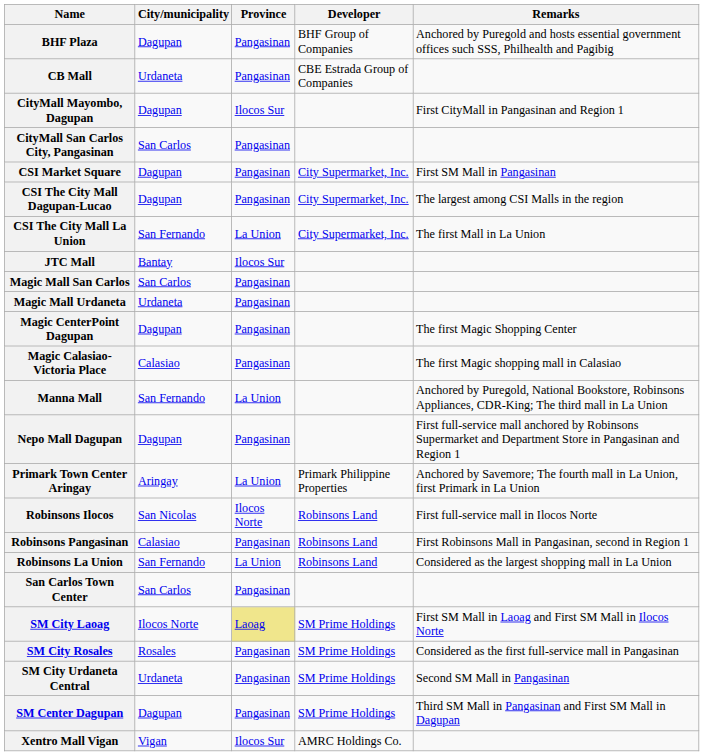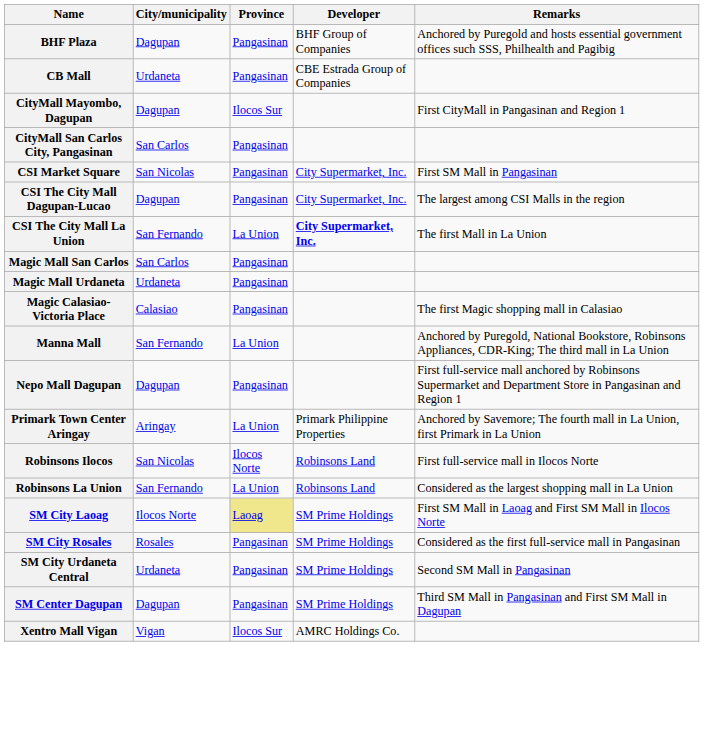(160, 172) Dagupan -> (165, 172) San Nicolas
(353, 234) normal -> (344, 234) bold
- row: (70, 261)
- row: (70, 328)
- row: (70, 542)
- row: (70, 590)
